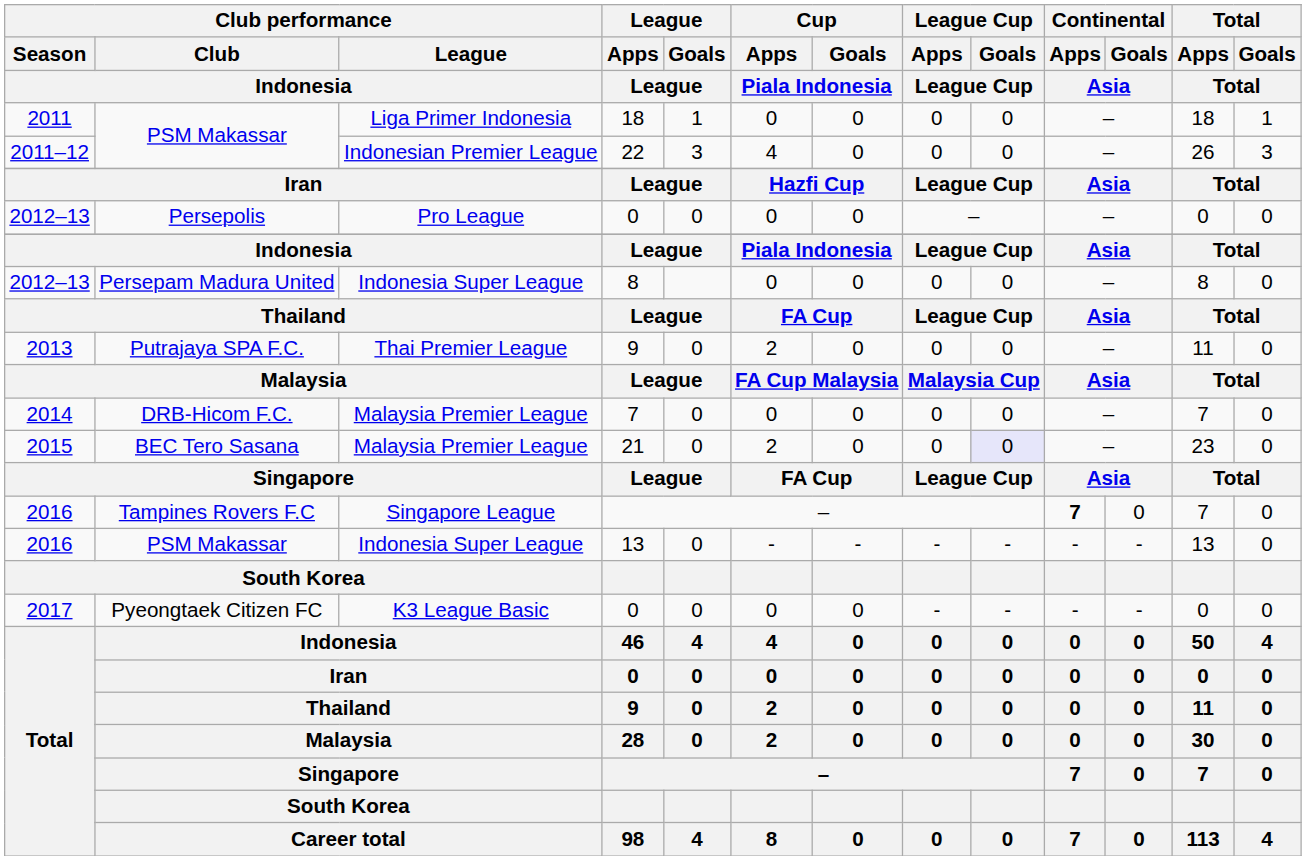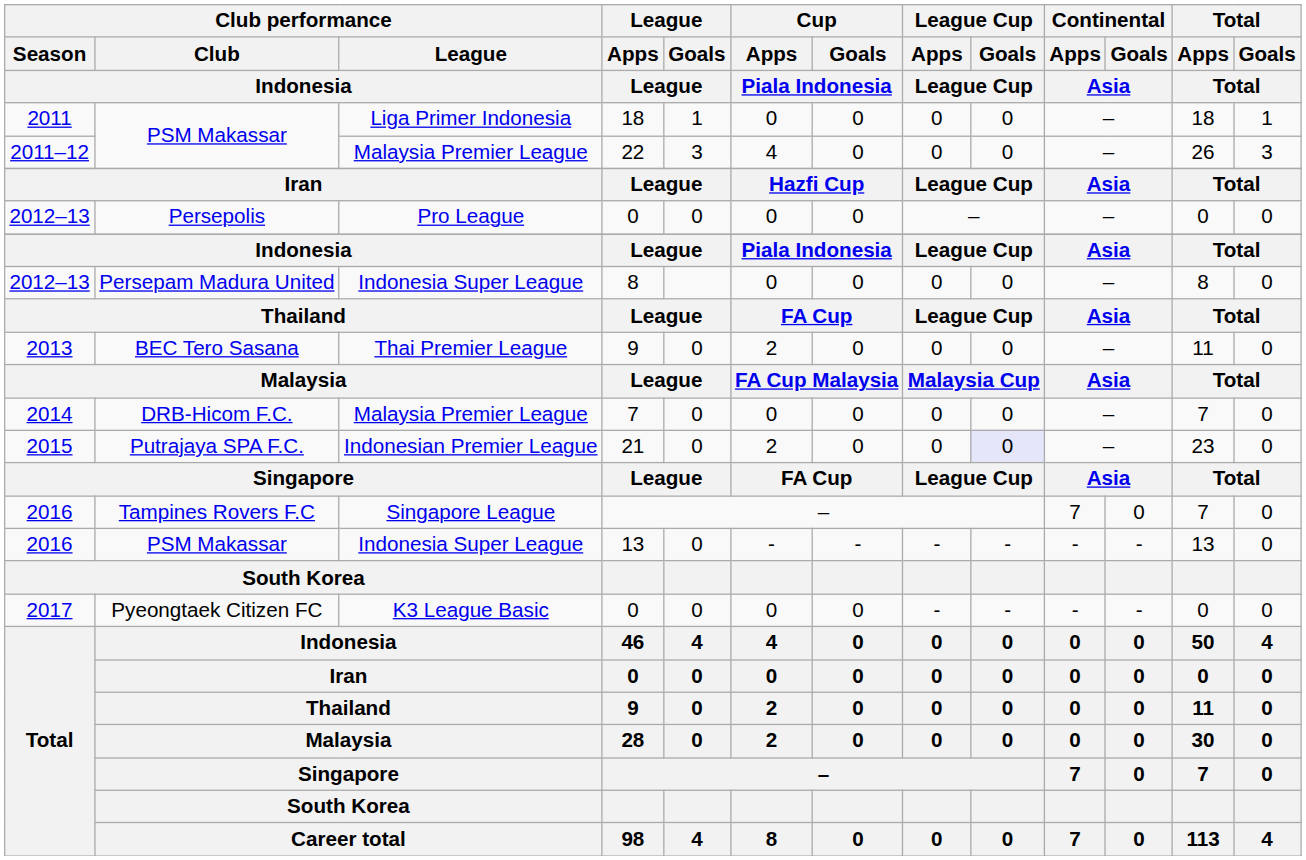(471, 151) Indonesian Premier League -> (471, 151) Malaysia Premier League
(217, 348) Putrajaya SPA F.C. -> (217, 348) BEC Tero Sasana
(217, 446) BEC Tero Sasana -> (217, 446) Putrajaya SPA F.C.
(471, 446) Malaysia Premier League -> (471, 446) Indonesian Premier League
(1075, 511) bold -> (1075, 511) normal
